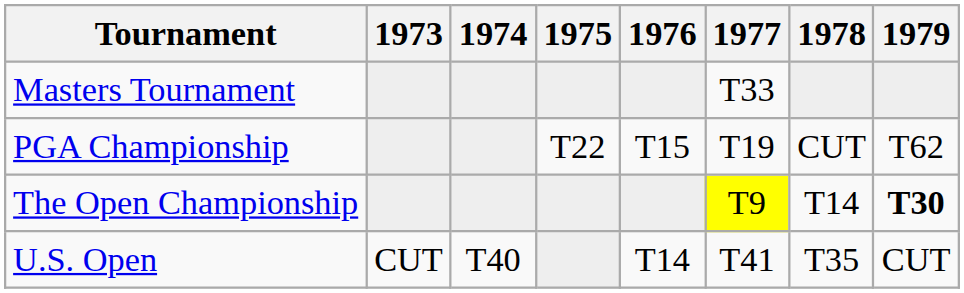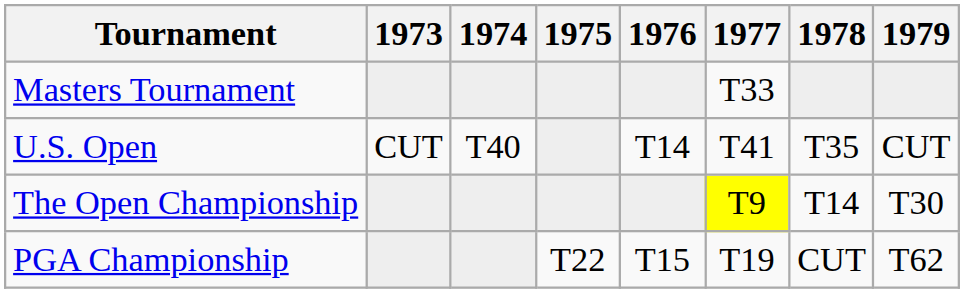rows swapped: (85, 259) <-> (151, 146)
(916, 202) bold -> (916, 202) normal
